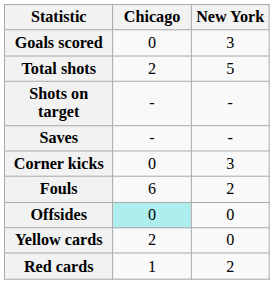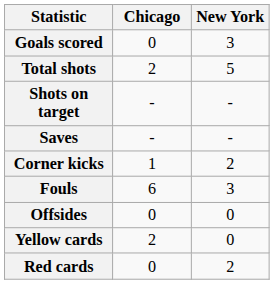(152, 163) 0 -> (152, 163) 1
(230, 163) 3 -> (230, 163) 2
(230, 189) 2 -> (230, 189) 3
(152, 214) paleturquoise background -> (152, 214) no background
(152, 266) 1 -> (152, 266) 0
